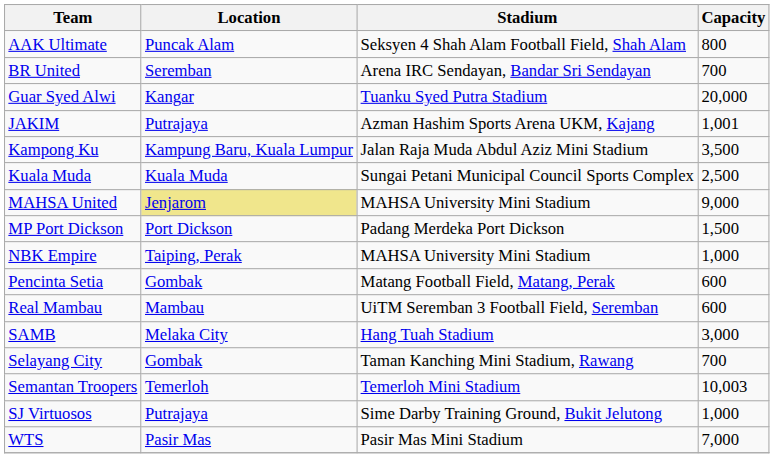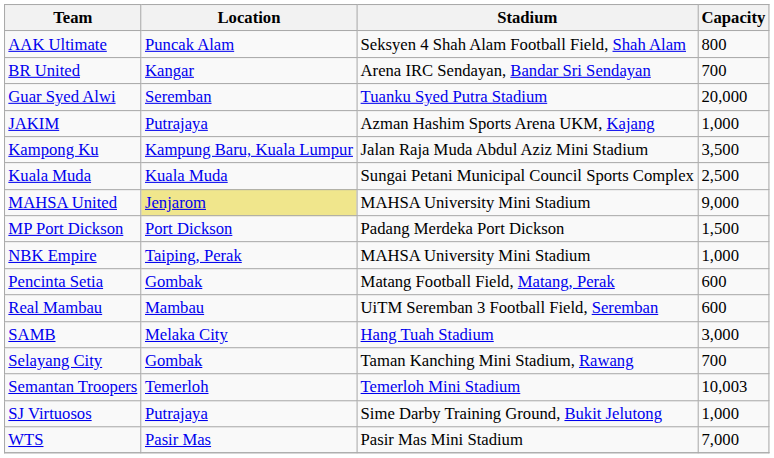(178, 70) Seremban -> (169, 70) Kangar
(169, 96) Kangar -> (178, 96) Seremban
(720, 123) 1,001 -> (720, 123) 1,000
